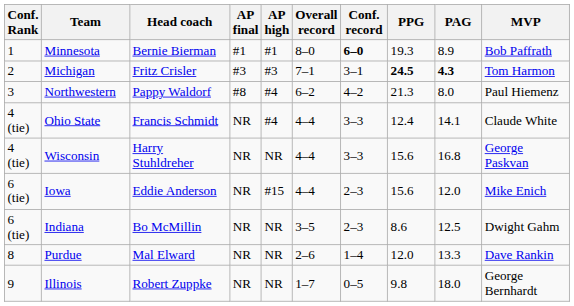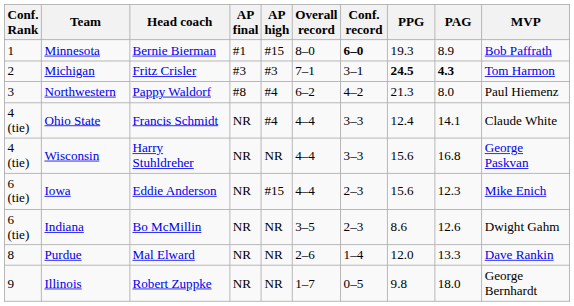(271, 50) #1 -> (274, 50) #15
(449, 191) 12.0 -> (449, 191) 12.3
(449, 226) 12.5 -> (449, 226) 12.6
